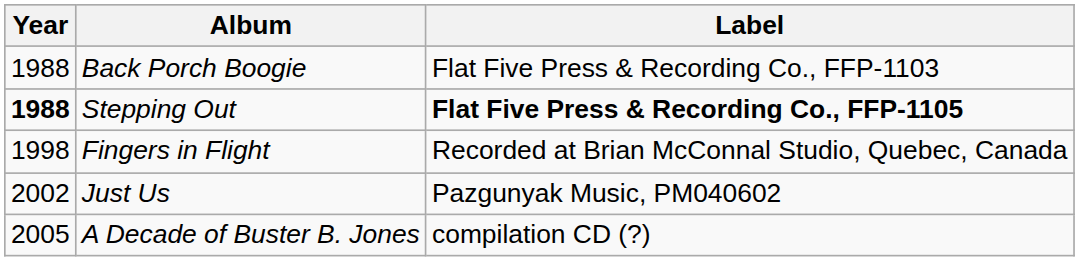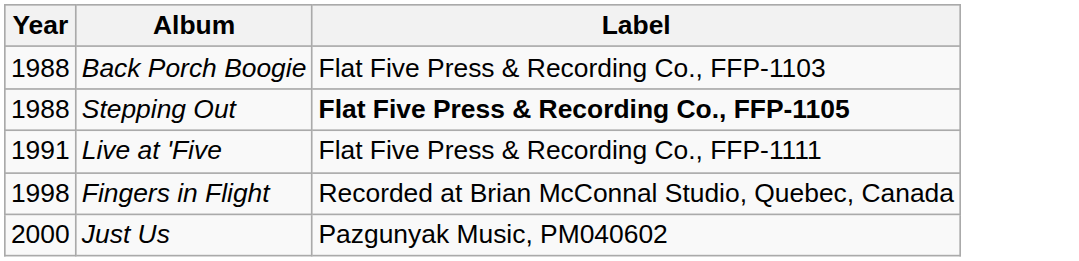(40, 109) bold -> (40, 109) normal
+ row: (152, 151)
(40, 192) 2002 -> (40, 234) 2000
- row: (251, 234)
